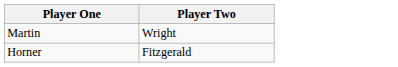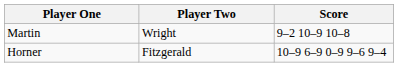+ column: (334, 14)
